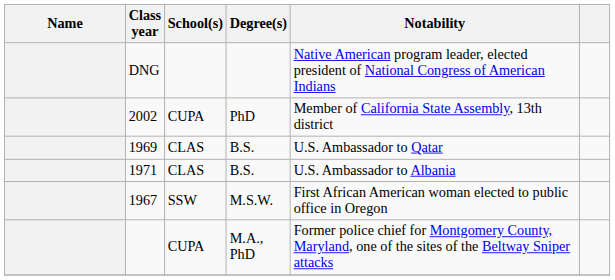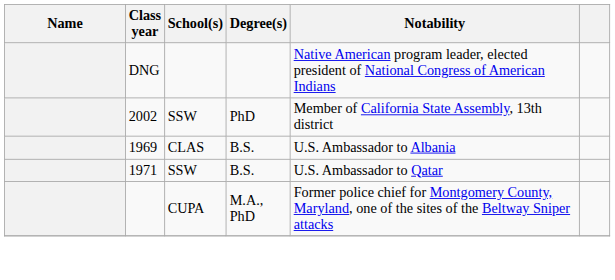(186, 117) CUPA -> (182, 117) SSW
(368, 147) U.S. Ambassador to Qatar -> (375, 147) U.S. Ambassador to Albania
(186, 170) CLAS -> (182, 170) SSW
(375, 170) U.S. Ambassador to Albania -> (368, 170) U.S. Ambassador to Qatar
- row: (143, 200)
